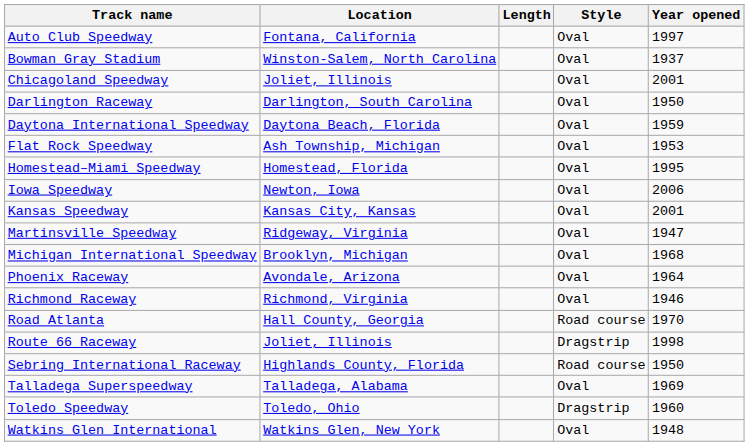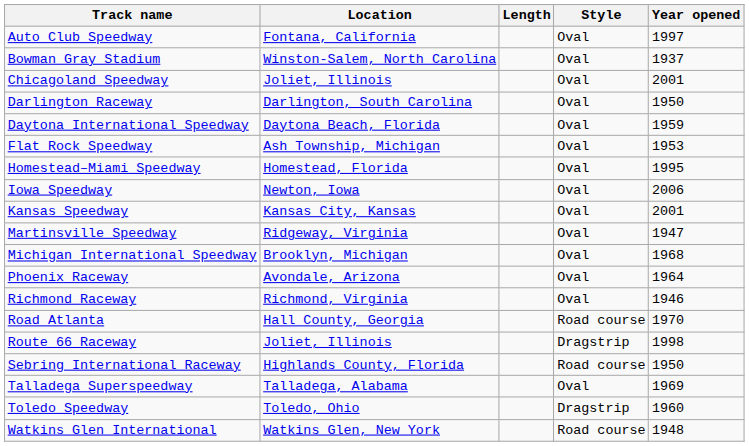(573, 430) Oval -> (601, 430) Road course
